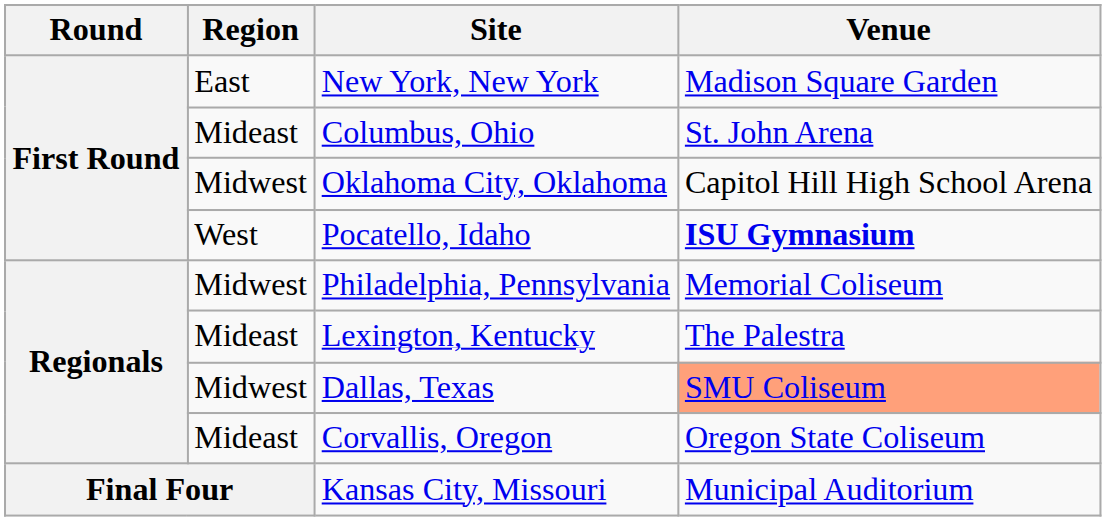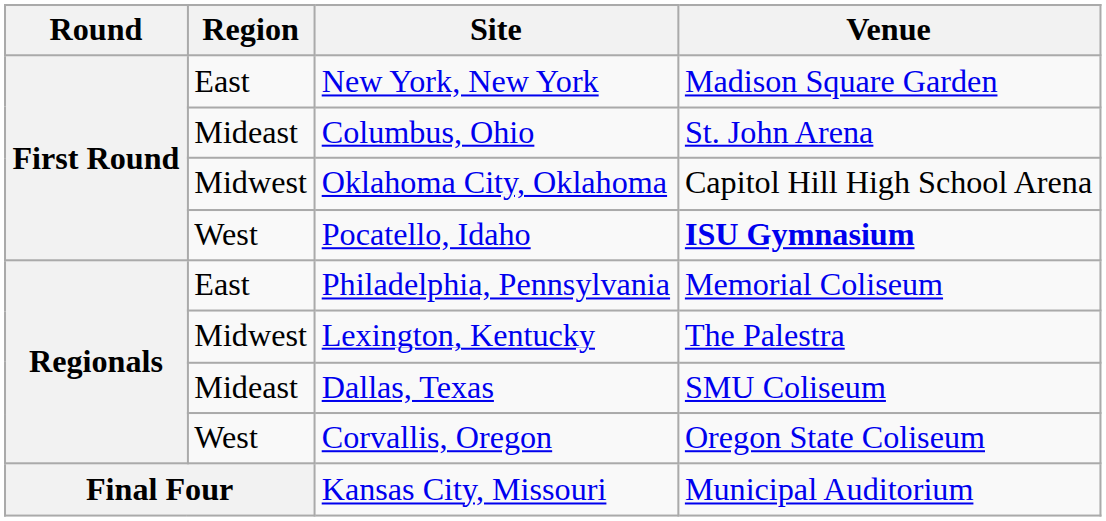(251, 285) Midwest -> (222, 285) East
(246, 336) Mideast -> (251, 336) Midwest
(251, 387) Midwest -> (246, 387) Mideast
(785, 387) lightsalmon background -> (785, 387) no background
(246, 438) Mideast -> (226, 438) West
